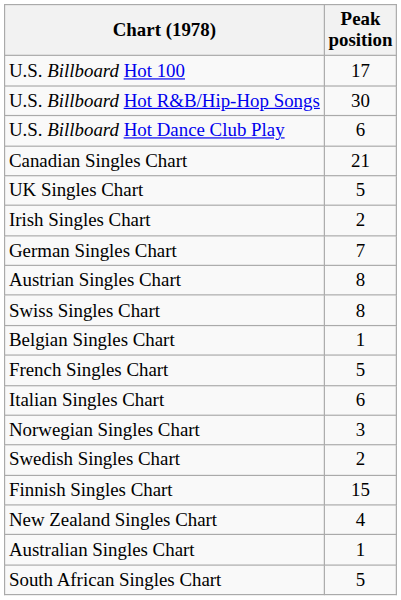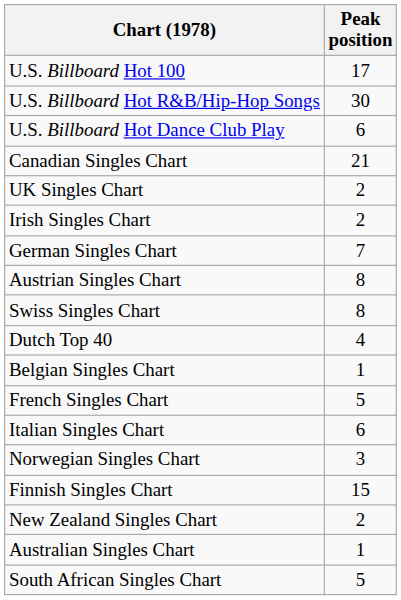(361, 190) 5 -> (361, 190) 2
+ row: (61, 340)
- row: (94, 459)
(361, 519) 4 -> (361, 519) 2
